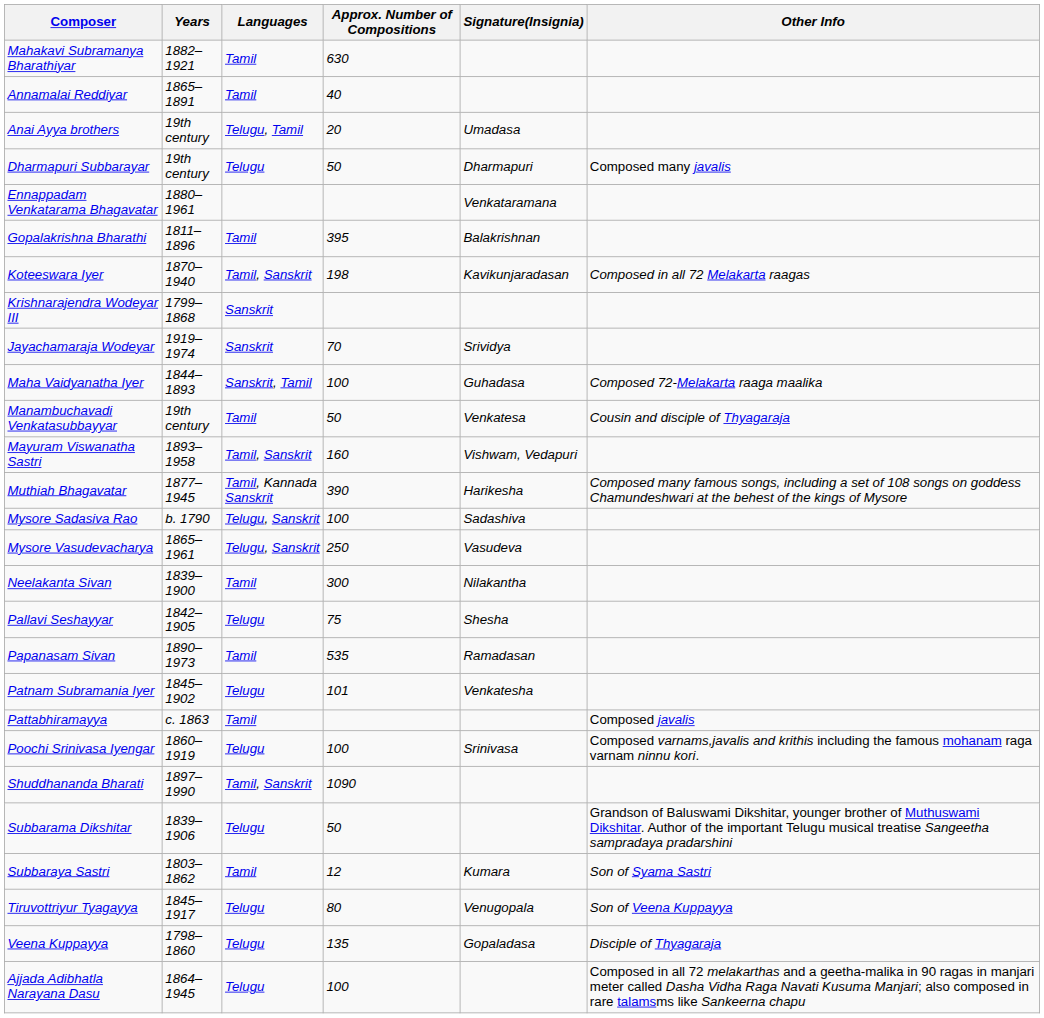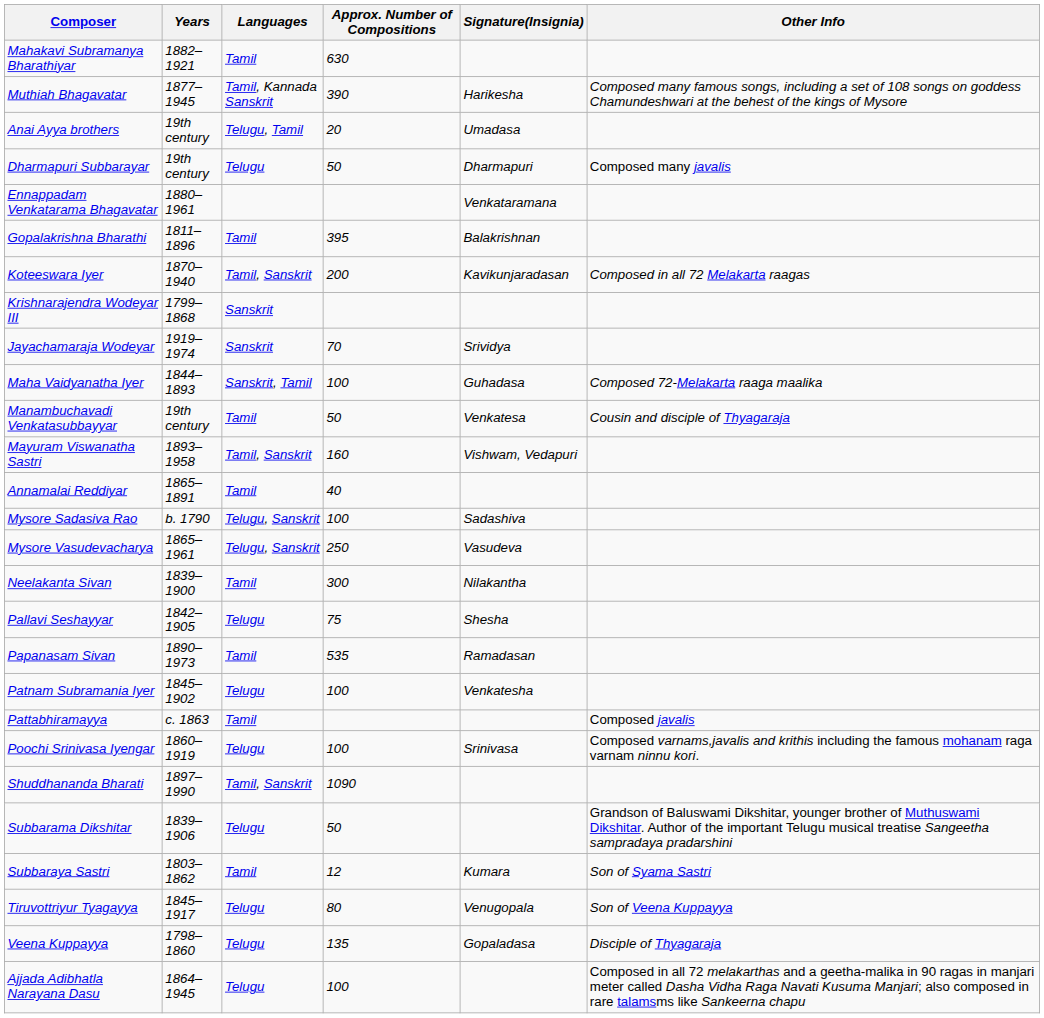rows swapped: (67, 94) <-> (67, 490)
(337, 274) 198 -> (337, 274) 200
(337, 691) 101 -> (337, 691) 100
